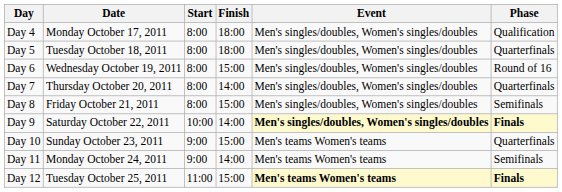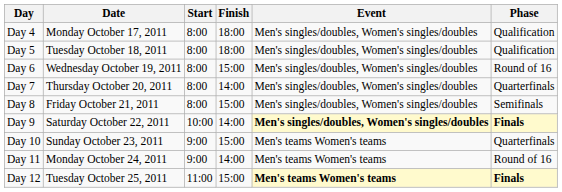(524, 50) Quarterfinals -> (524, 50) Qualification
(518, 159) Semifinals -> (523, 159) Round of 16
